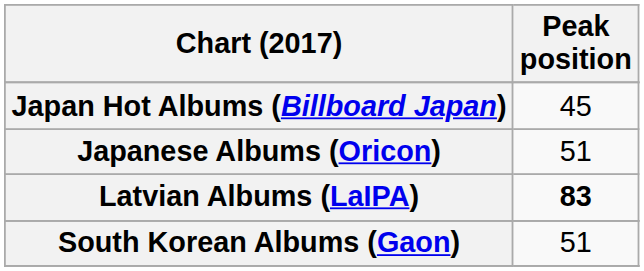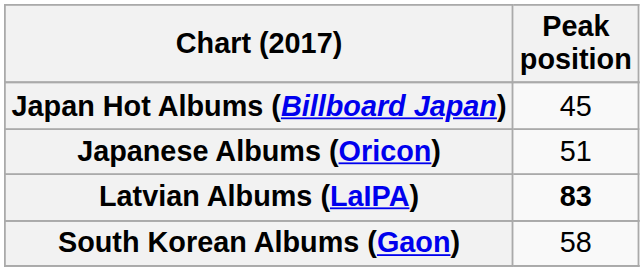(576, 242) 51 -> (576, 242) 58
